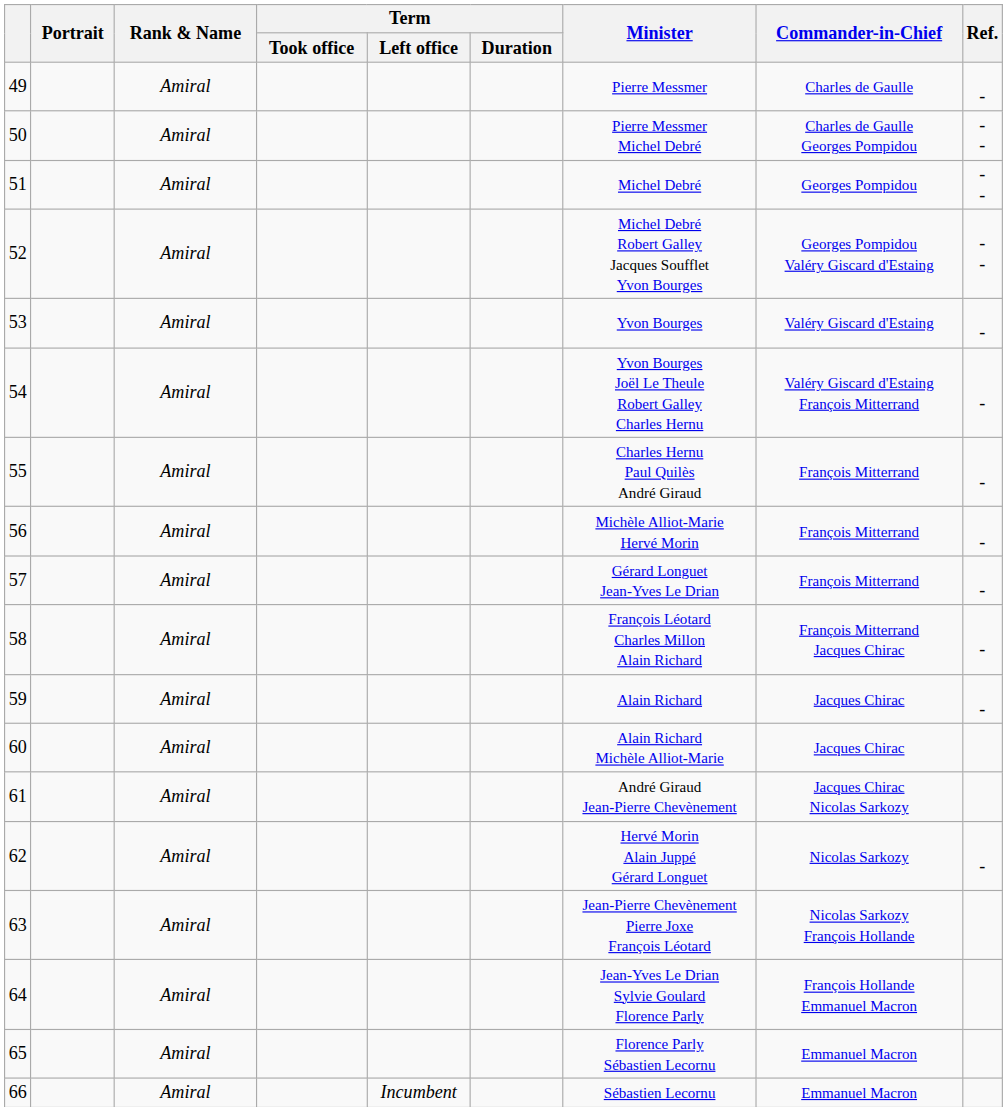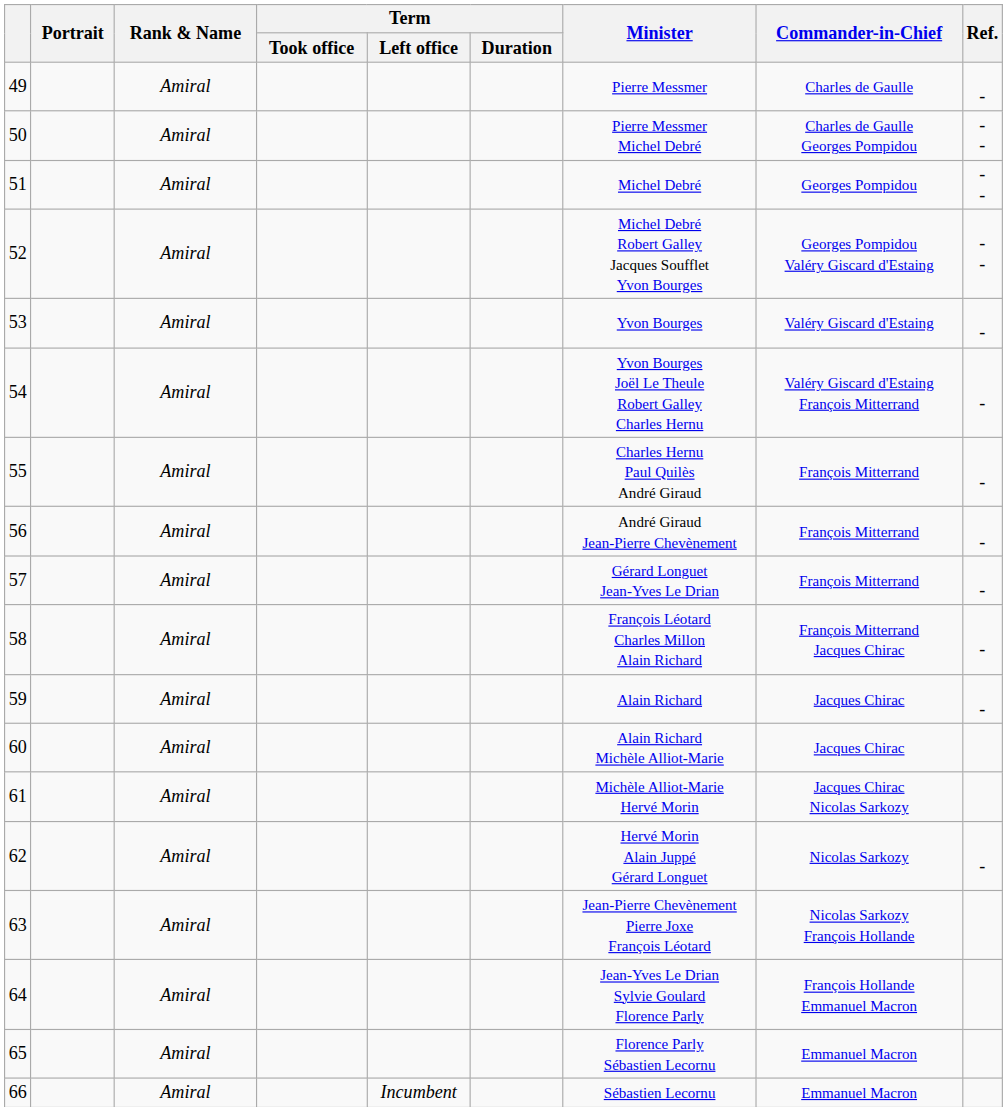(660, 532) Michèle Alliot-Marie Hervé Morin -> (660, 532) André Giraud Jean-Pierre Chevènement
(660, 797) André Giraud Jean-Pierre Chevènement -> (660, 797) Michèle Alliot-Marie Hervé Morin
